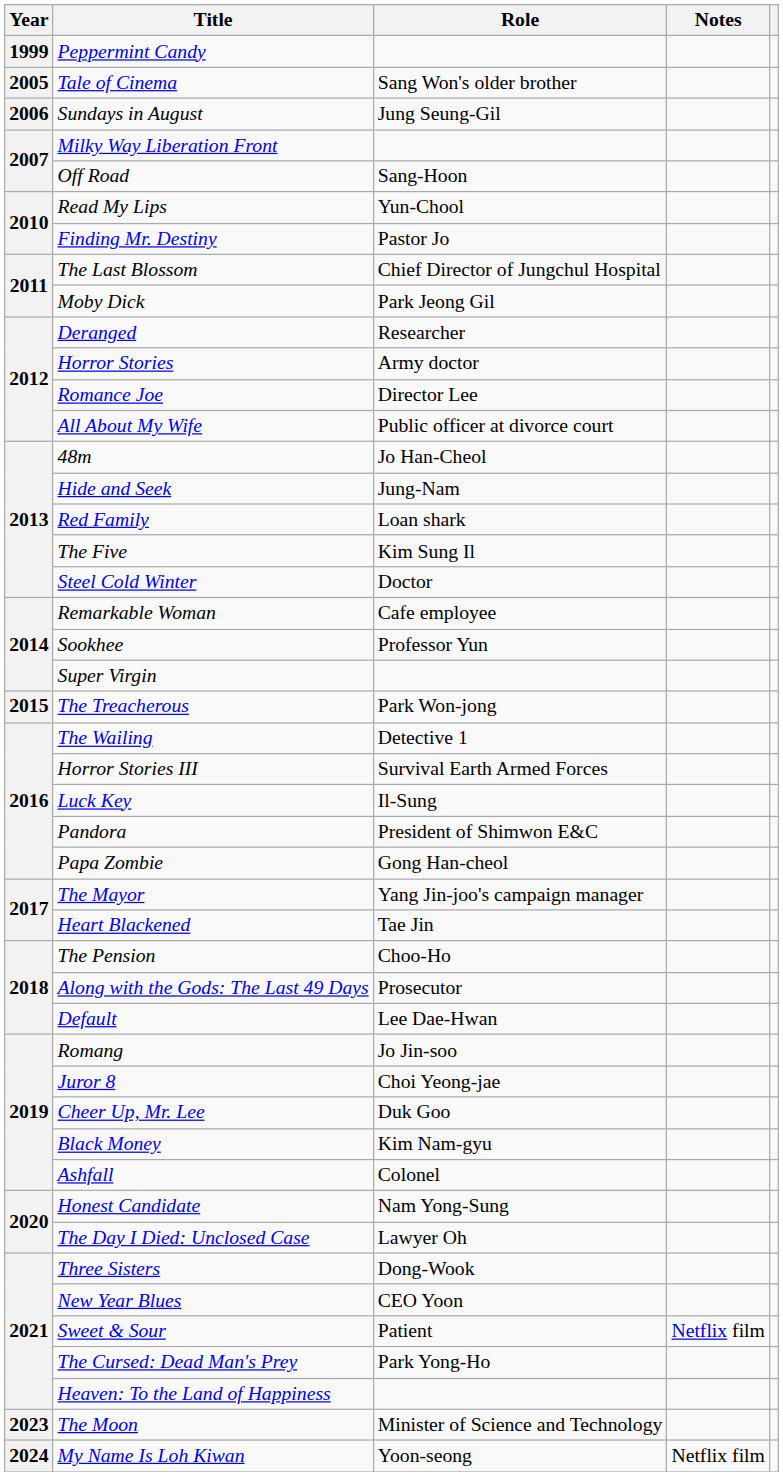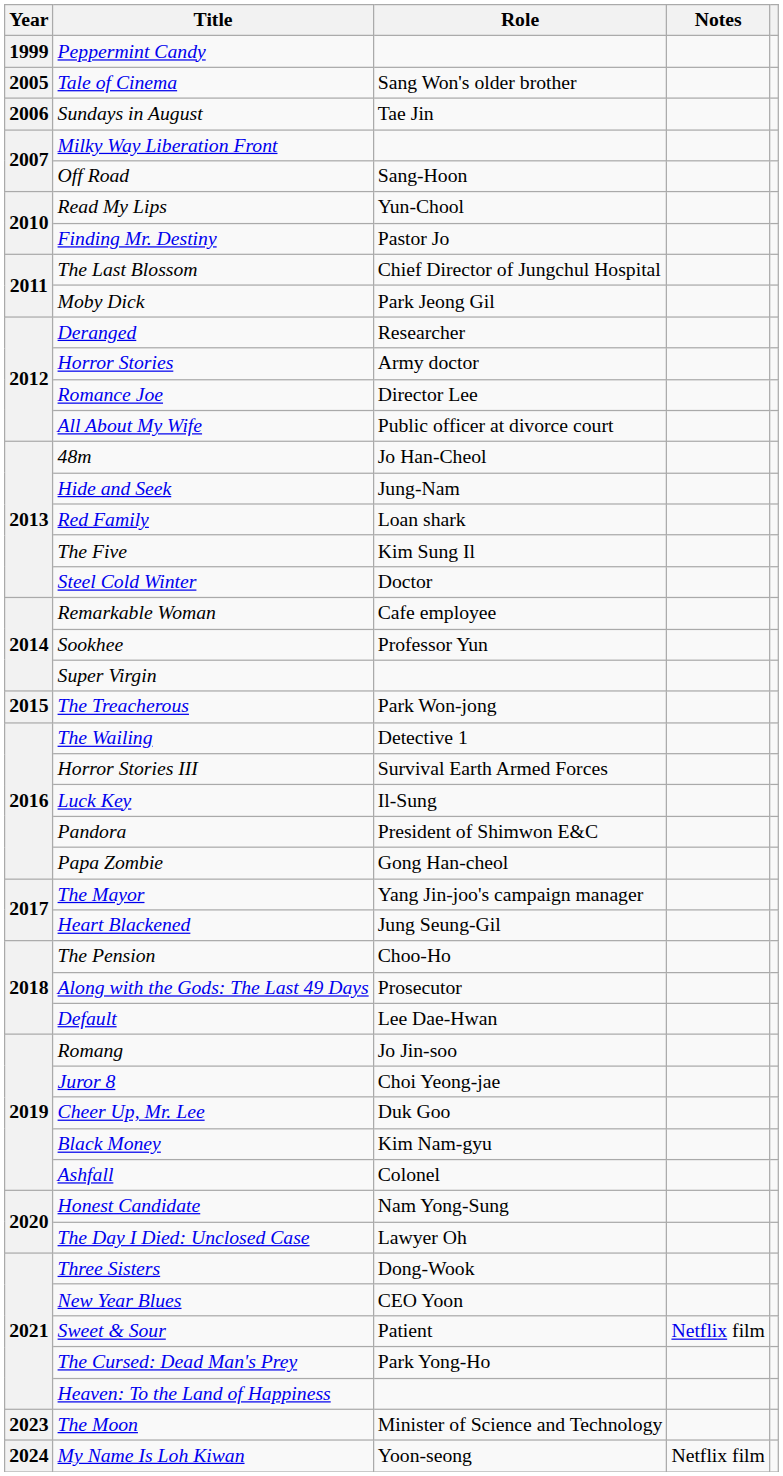(439, 113) Jung Seung-Gil -> (406, 113) Tae Jin
(406, 925) Tae Jin -> (439, 925) Jung Seung-Gil
